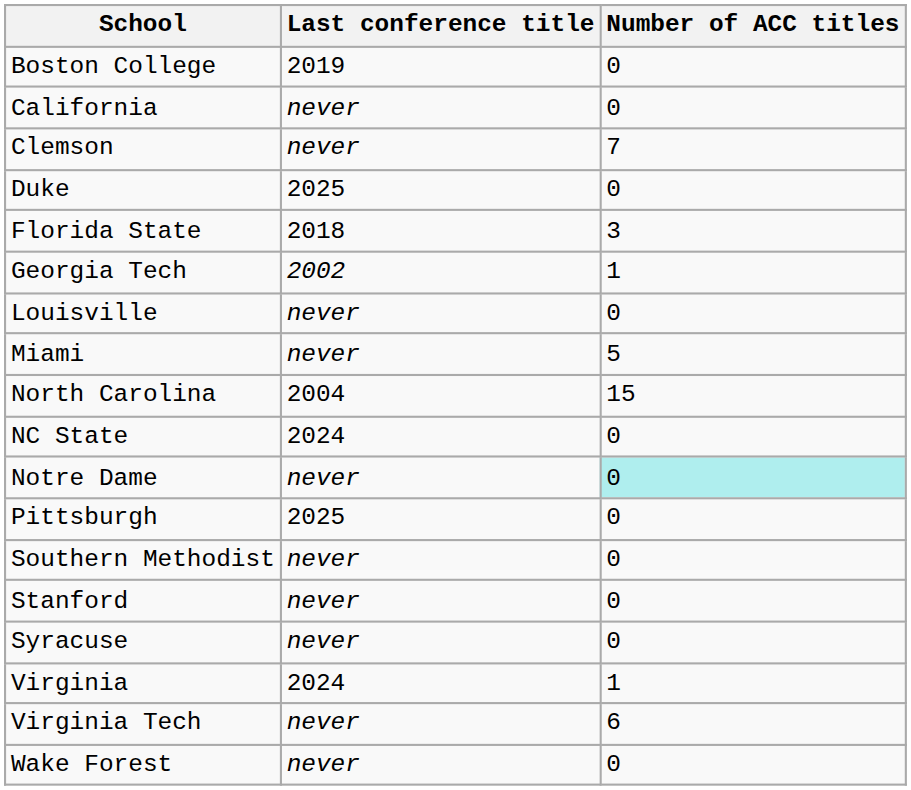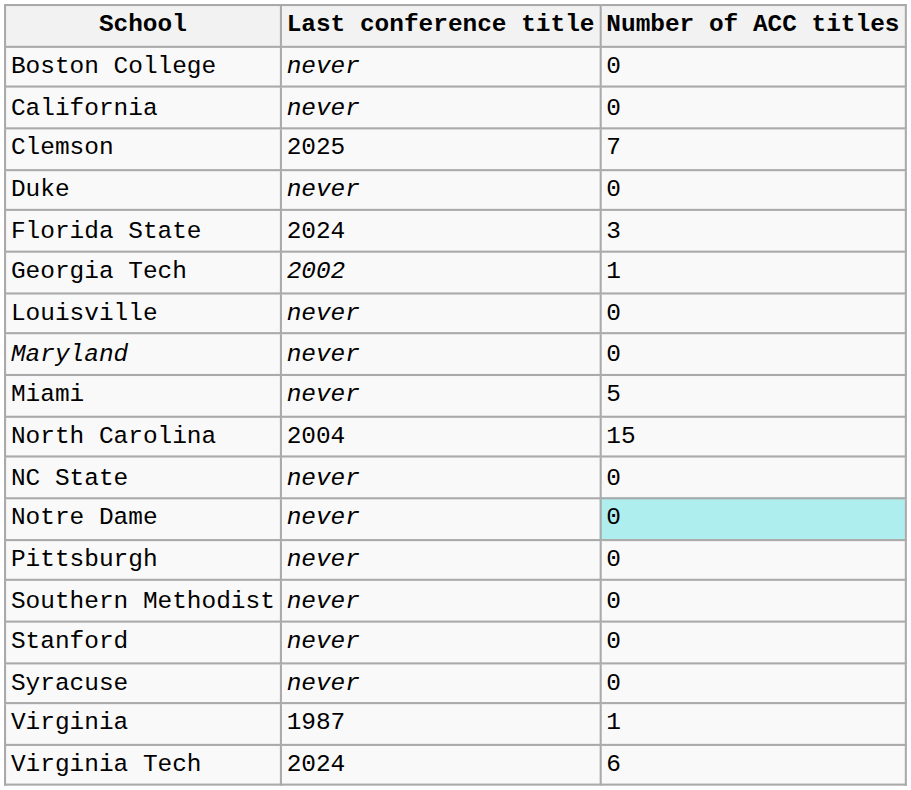(316, 66) 2019 -> (323, 66) never
(323, 149) never -> (316, 149) 2025
(316, 190) 2025 -> (323, 190) never
(316, 231) 2018 -> (316, 231) 2024
+ row: (70, 354)
(316, 436) 2024 -> (323, 477) never
(316, 518) 2025 -> (323, 559) never
(316, 683) 2024 -> (316, 724) 1987
(323, 724) never -> (316, 765) 2024
- row: (92, 765)
